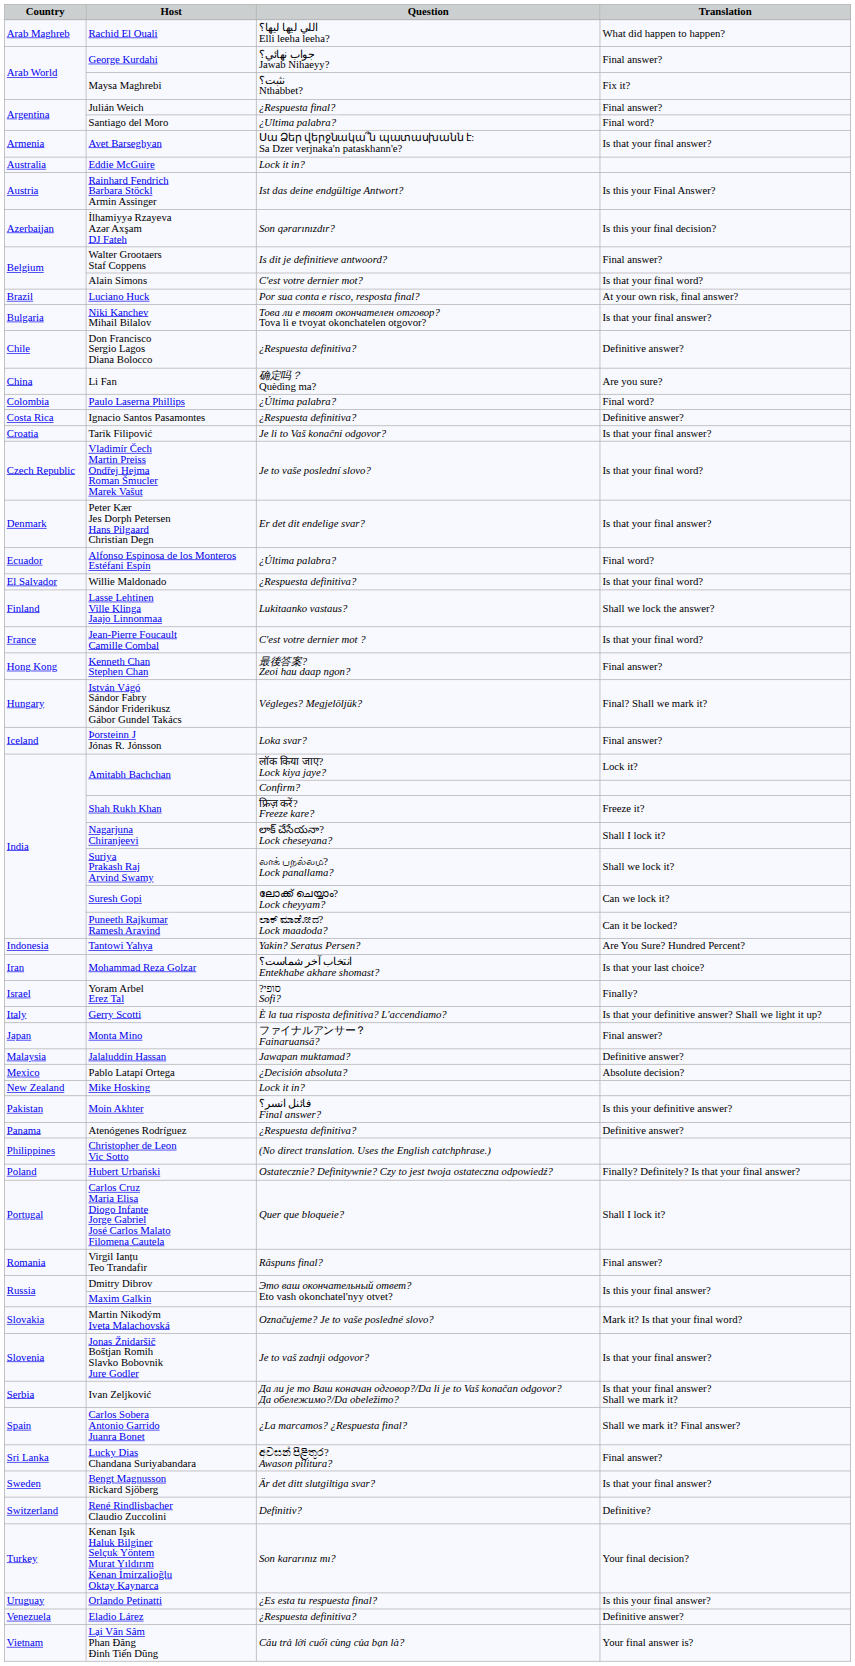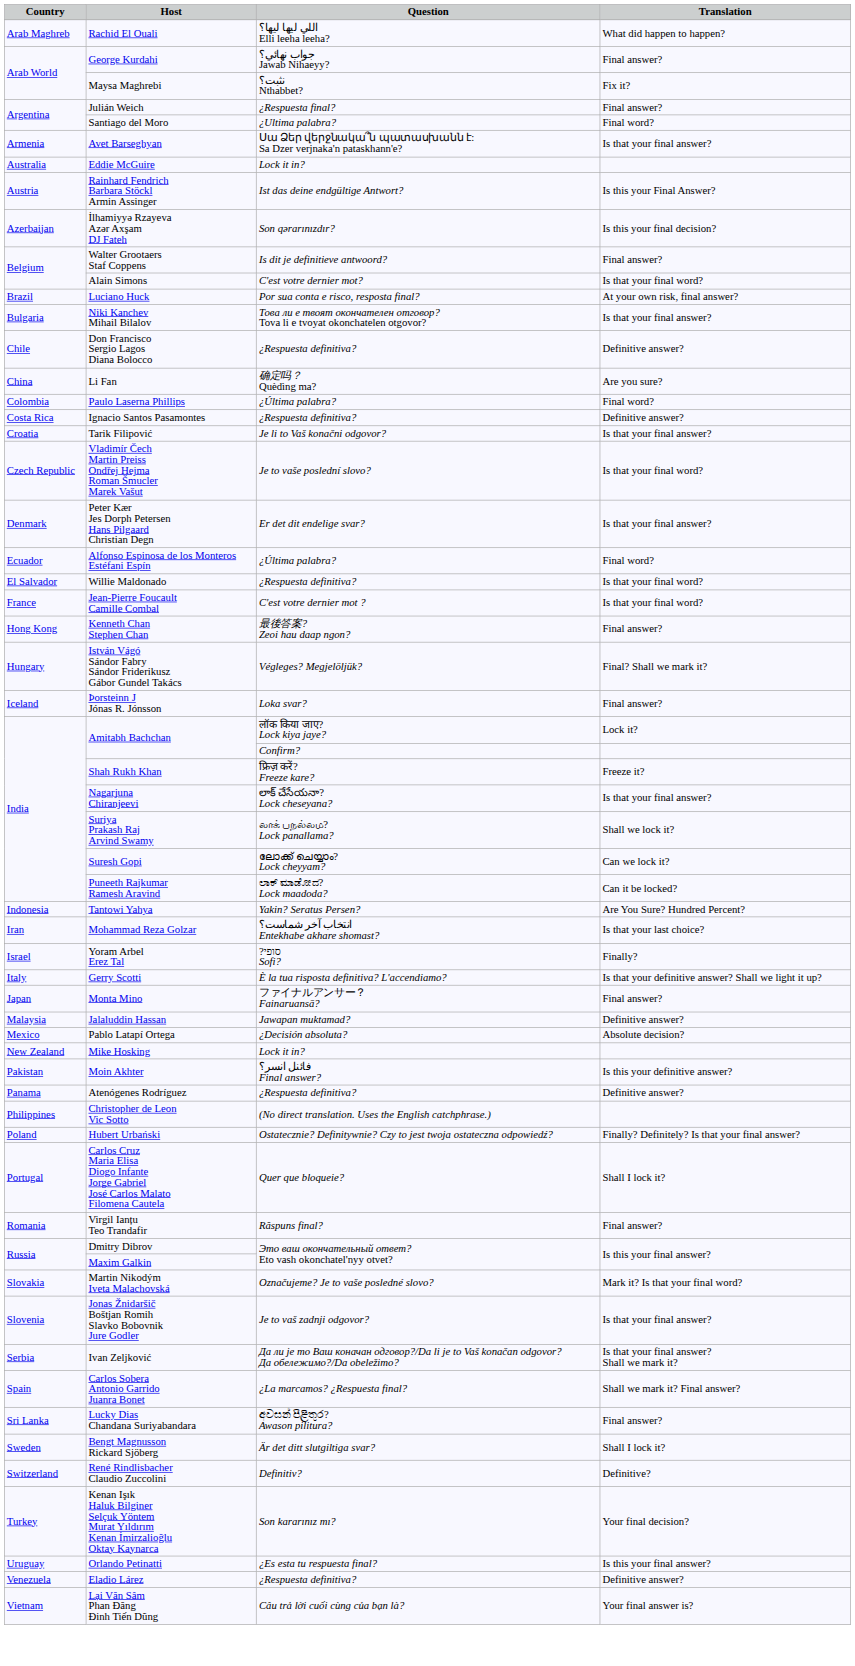- row: (125, 608)
(634, 835) Shall I lock it? -> (657, 798) Is that your final answer?
(657, 1484) Is that your final answer? -> (634, 1447) Shall I lock it?
